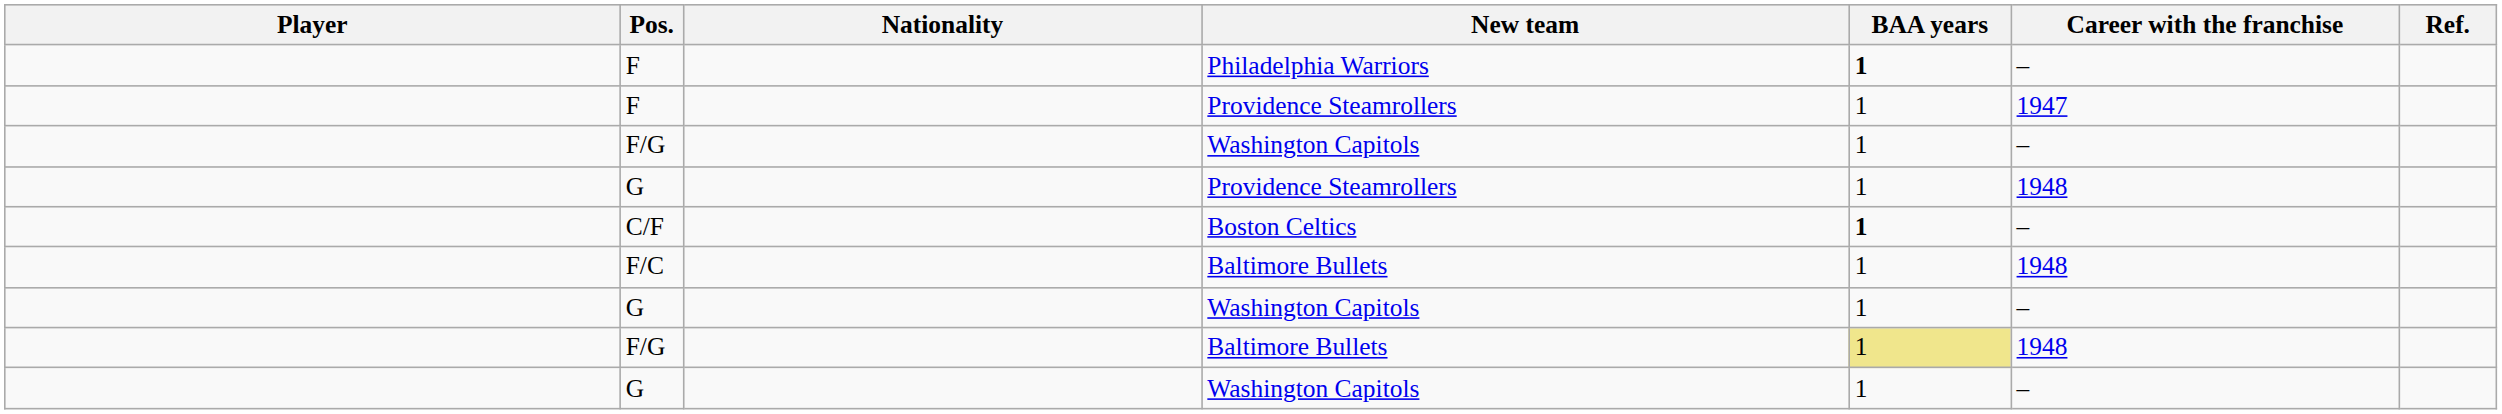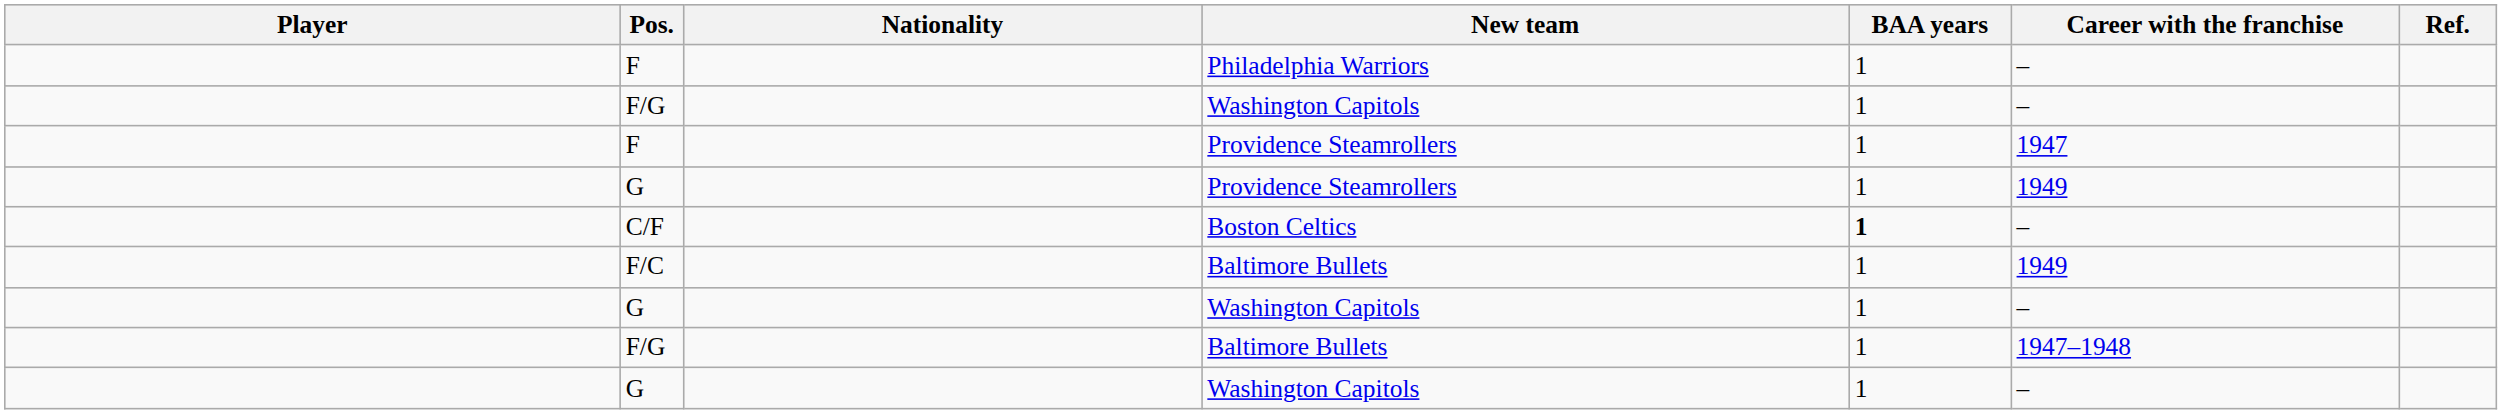(1861, 65) bold -> (1861, 65) normal
rows swapped: (633, 105) <-> (645, 145)
(2042, 186) 1948 -> (2042, 186) 1949
(2042, 266) 1948 -> (2042, 266) 1949
(1861, 347) khaki background -> (1861, 347) no background
(2042, 347) 1948 -> (2074, 347) 1947–1948
